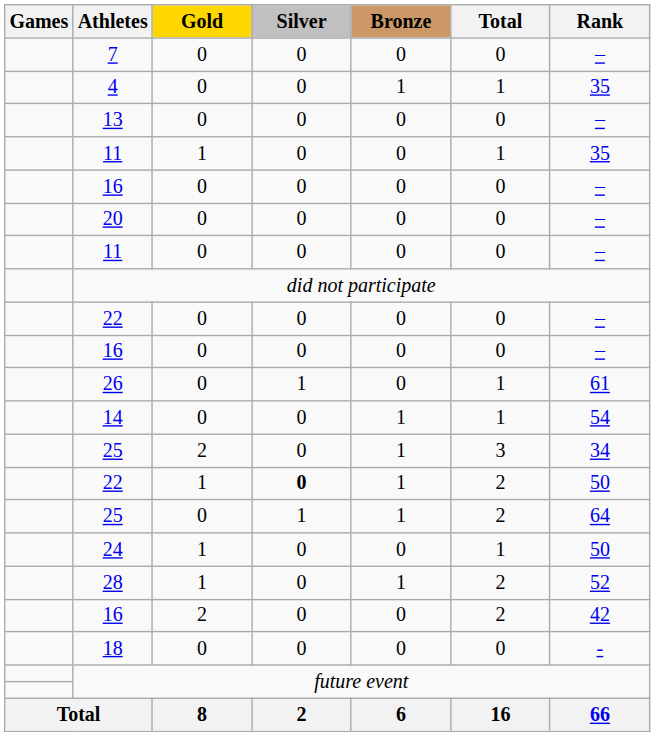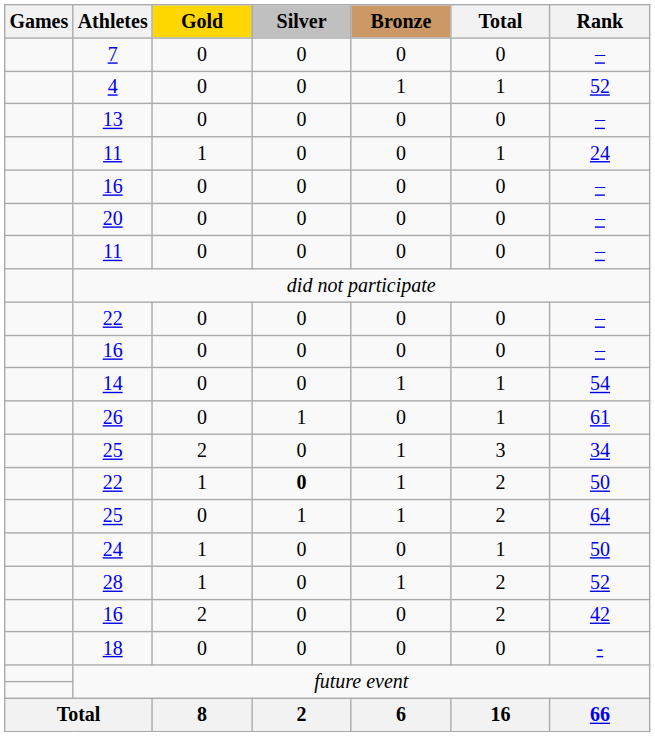(600, 87) 35 -> (600, 87) 52
(600, 153) 35 -> (600, 153) 24
rows swapped: (113, 417) <-> (113, 384)
